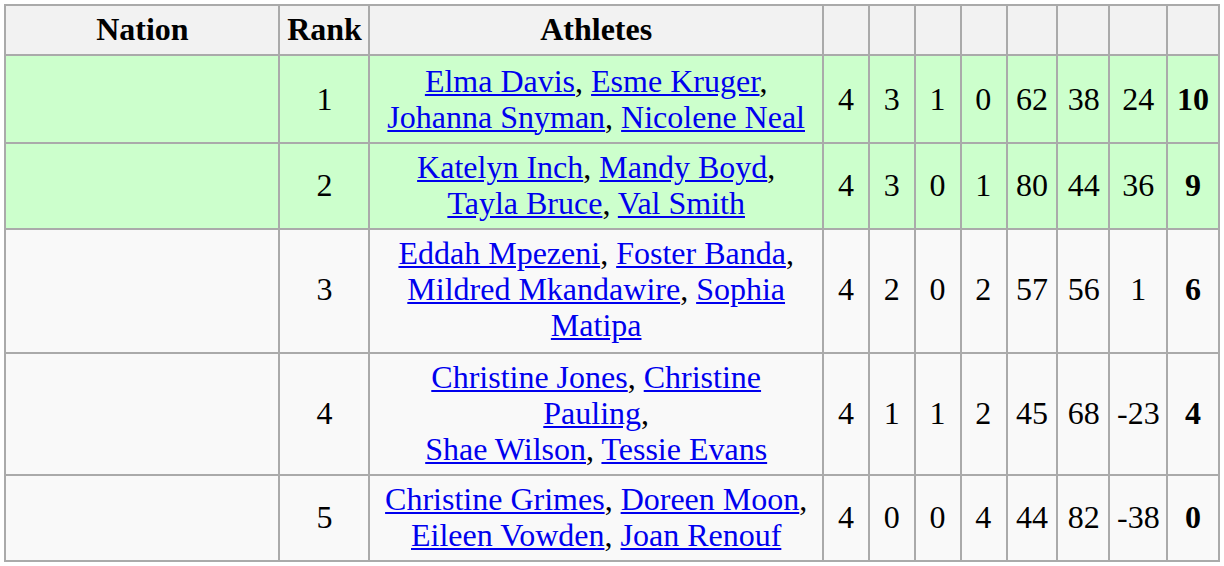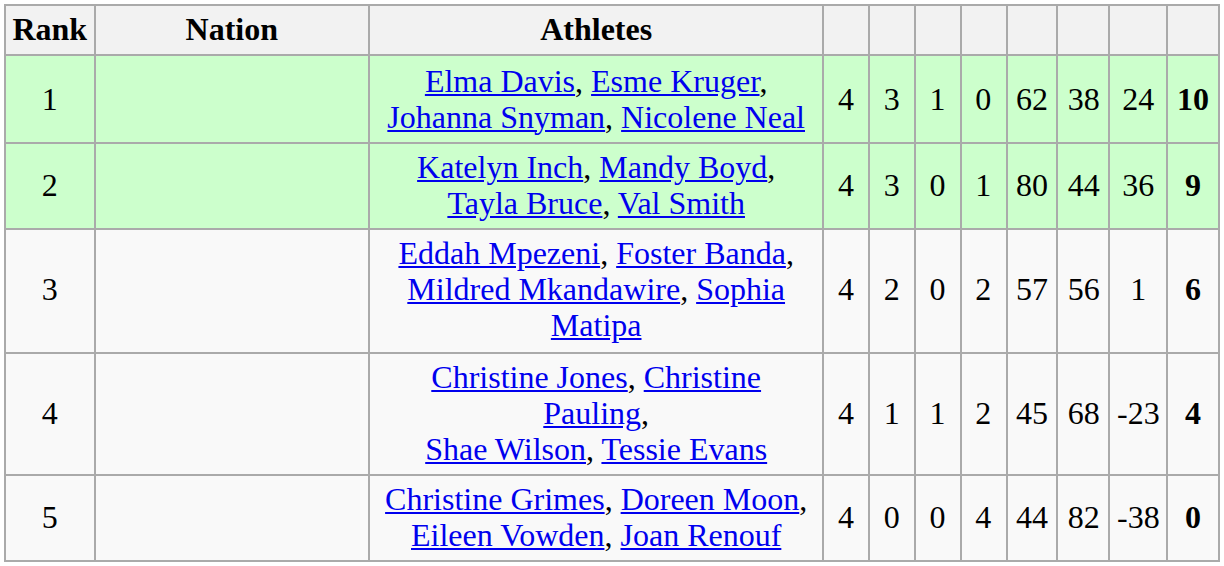columns swapped: (324, 29) <-> (142, 29)
